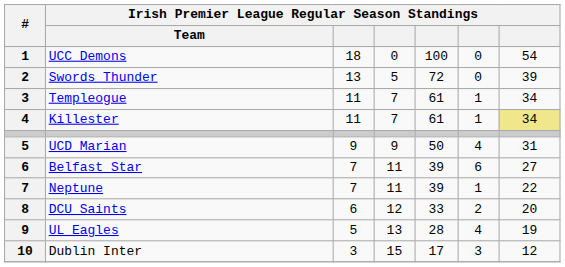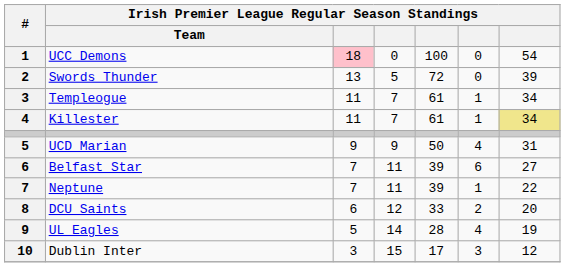(353, 57) no background -> (353, 57) pink background
(394, 231) 13 -> (394, 231) 14
